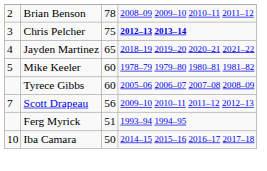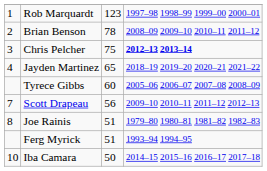+ row: (58, 13)
- row: (52, 67)
+ row: (47, 121)
